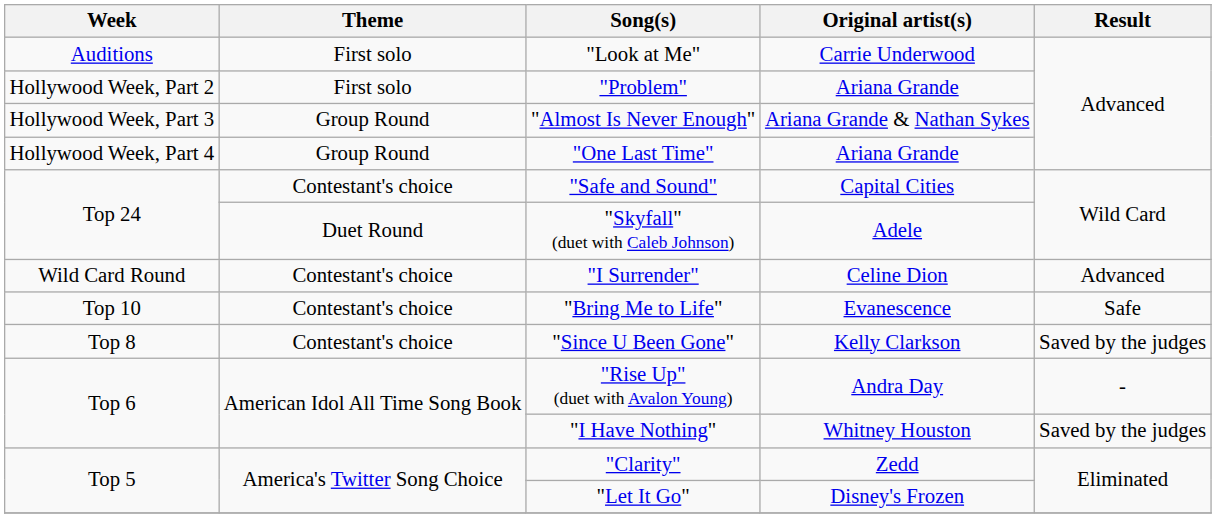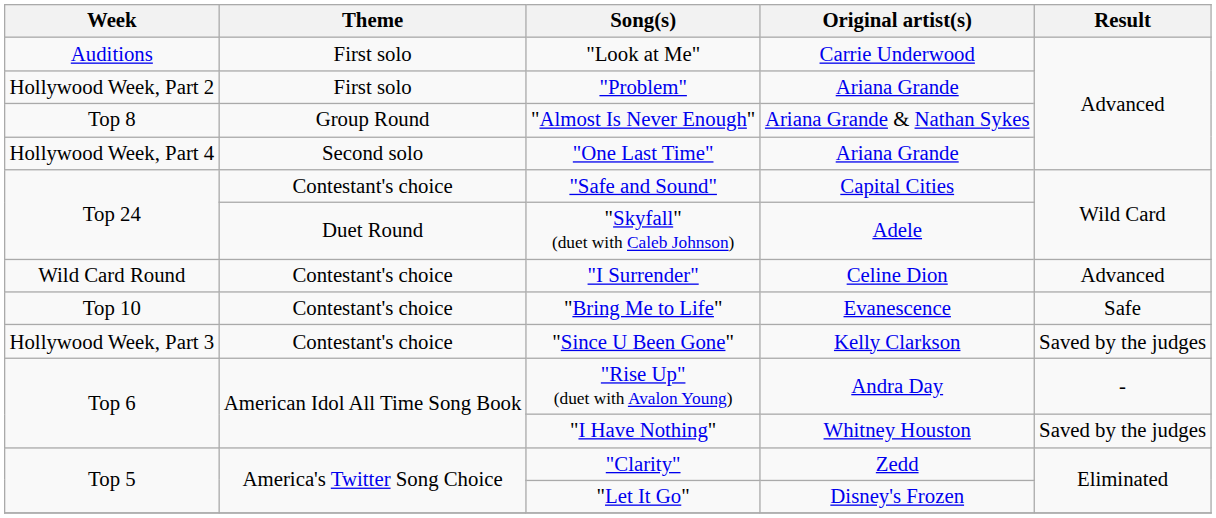(112, 119) Hollywood Week, Part 3 -> (112, 119) Top 8
(373, 152) Group Round -> (373, 152) Second solo
(112, 341) Top 8 -> (112, 341) Hollywood Week, Part 3
